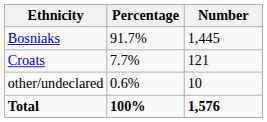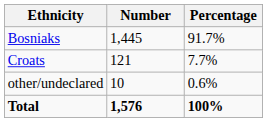columns swapped: (223, 15) <-> (146, 15)
